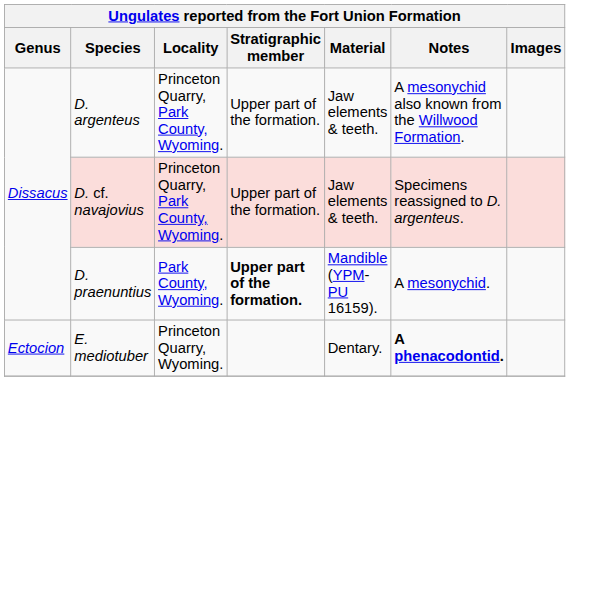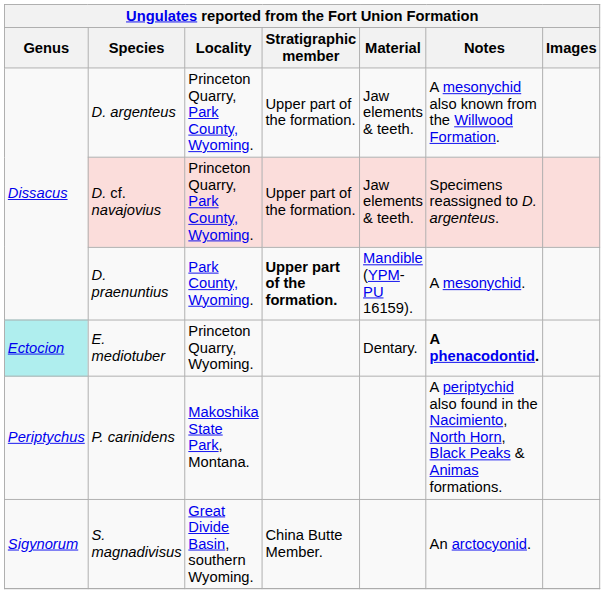(36, 348) no background -> (36, 348) paleturquoise background
+ row: (133, 437)
+ row: (137, 543)
